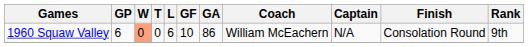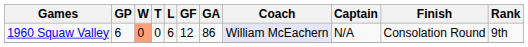(187, 33) 10 -> (187, 33) 12
(277, 33) no background -> (277, 33) lavender background
